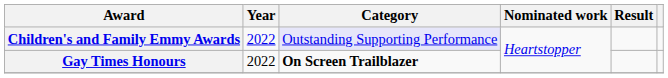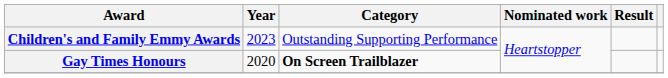(261, 38) 2022 -> (261, 38) 2023
(390, 38) lavender background -> (390, 38) no background
(261, 61) 2022 -> (261, 61) 2020
